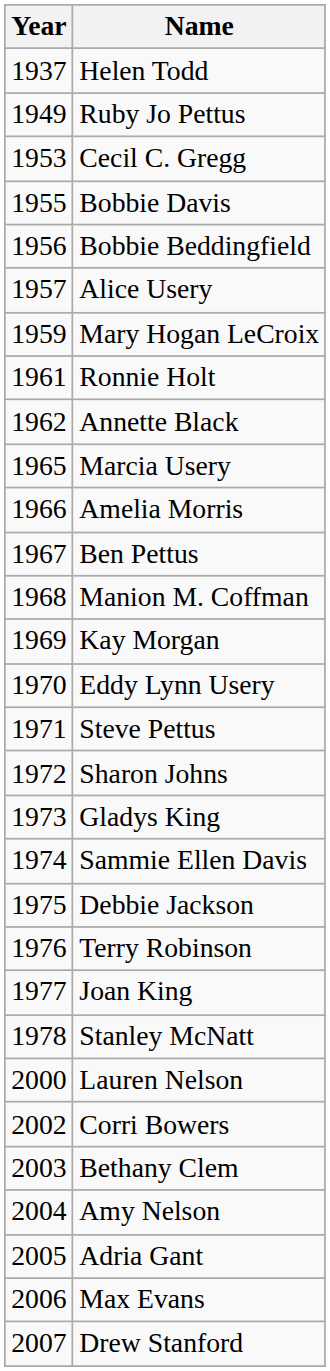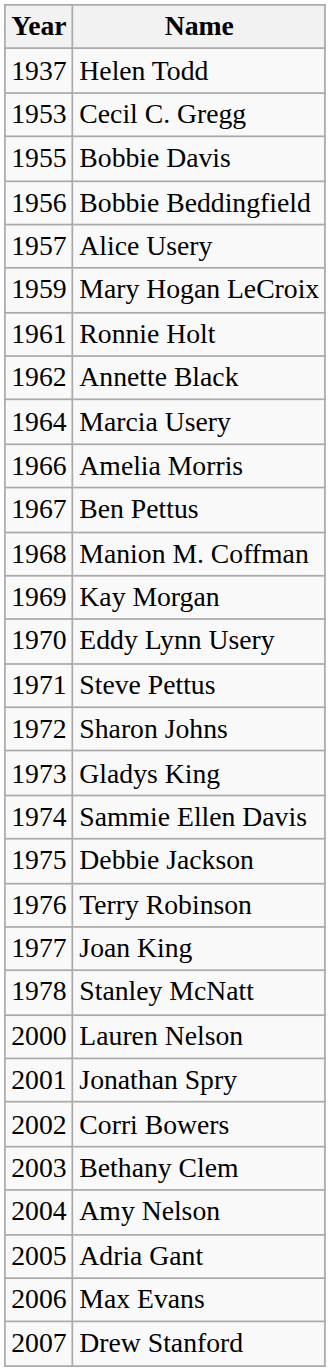- row: (162, 114)
(39, 465) 1965 -> (39, 421) 1964
+ row: (158, 1080)
